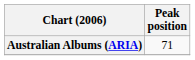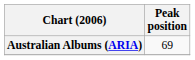(167, 45) 71 -> (167, 45) 69
